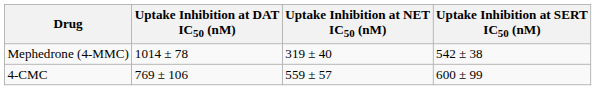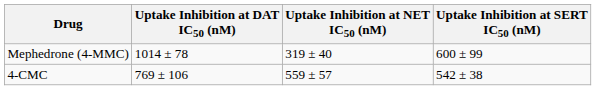(459, 53) 542 ± 38 -> (459, 53) 600 ± 99
(459, 74) 600 ± 99 -> (459, 74) 542 ± 38
